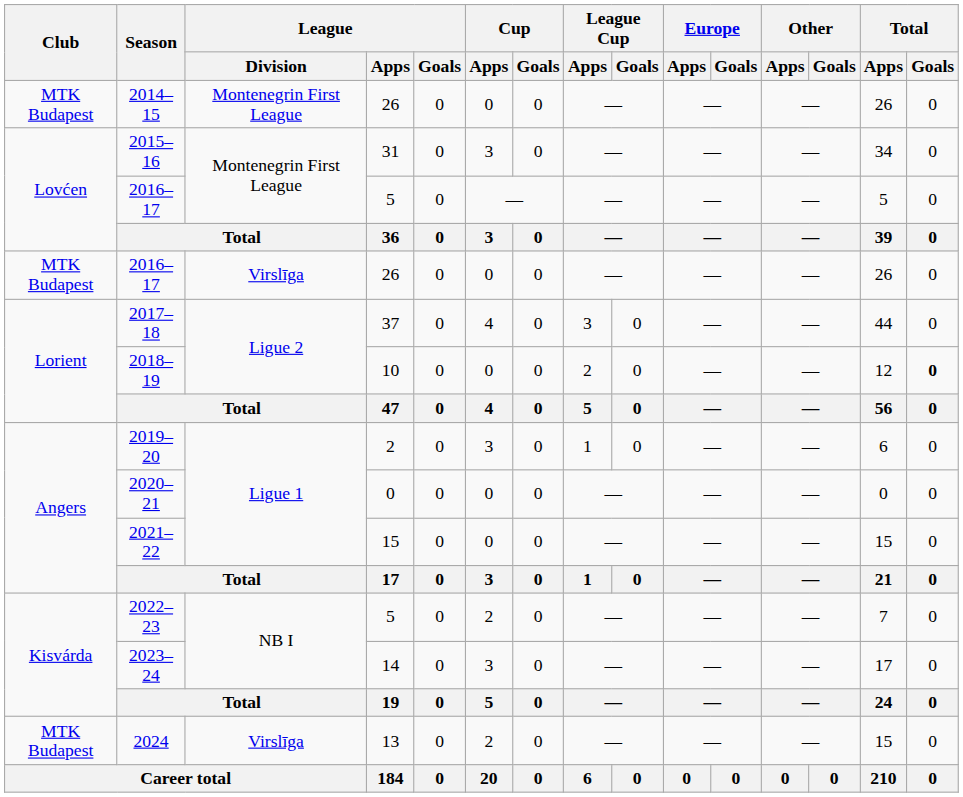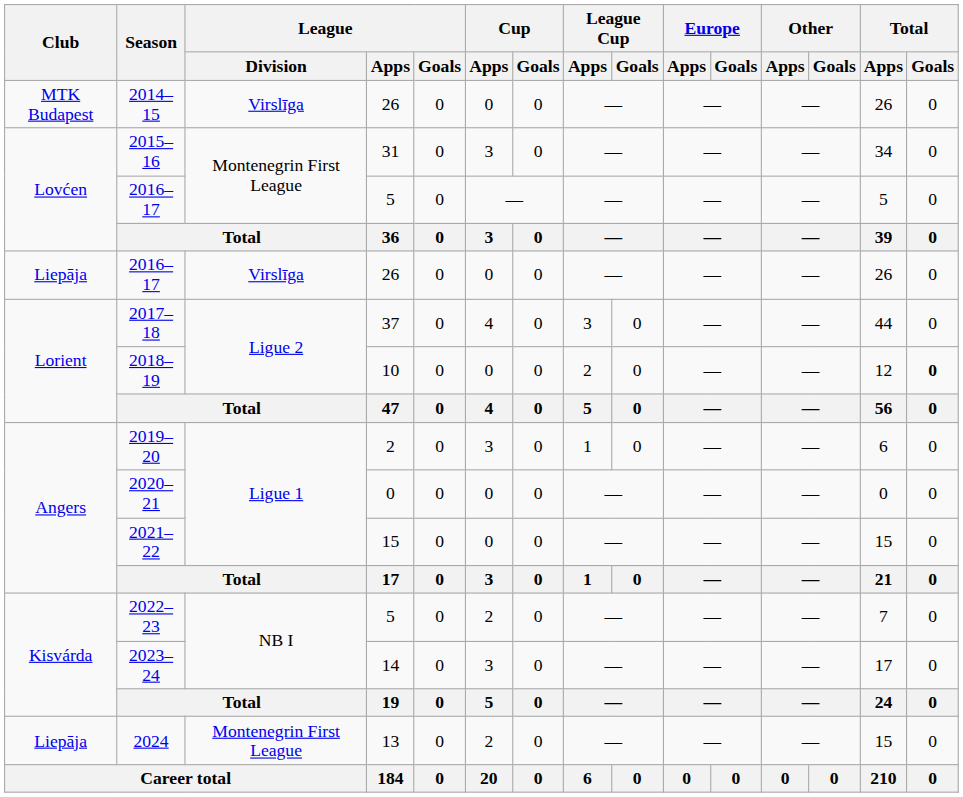(276, 103) Montenegrin First League -> (276, 103) Virslīga
(61, 275) MTK Budapest -> (61, 275) Liepāja
(61, 740) MTK Budapest -> (61, 740) Liepāja
(276, 740) Virslīga -> (276, 740) Montenegrin First League
